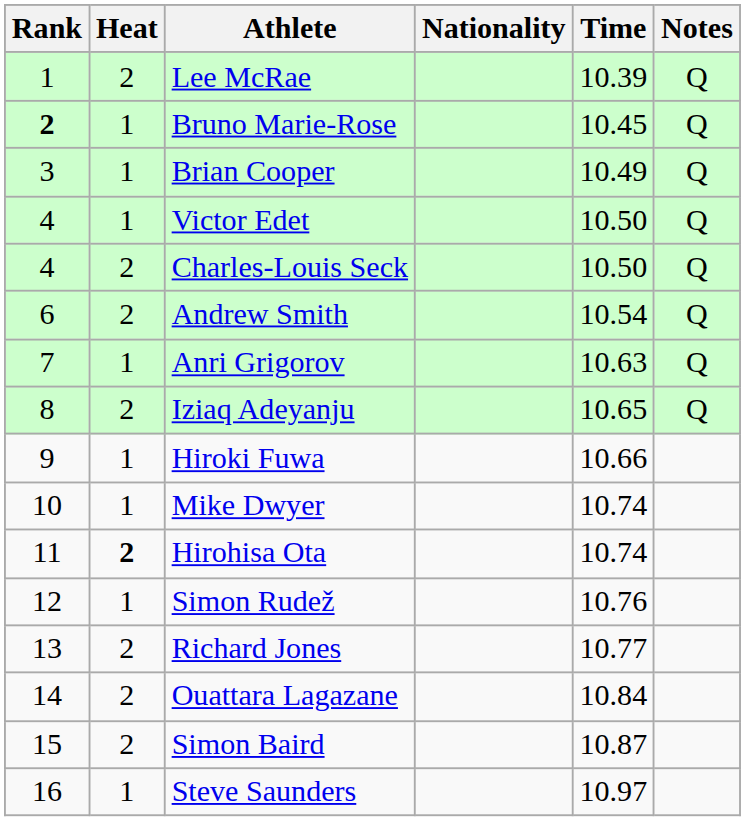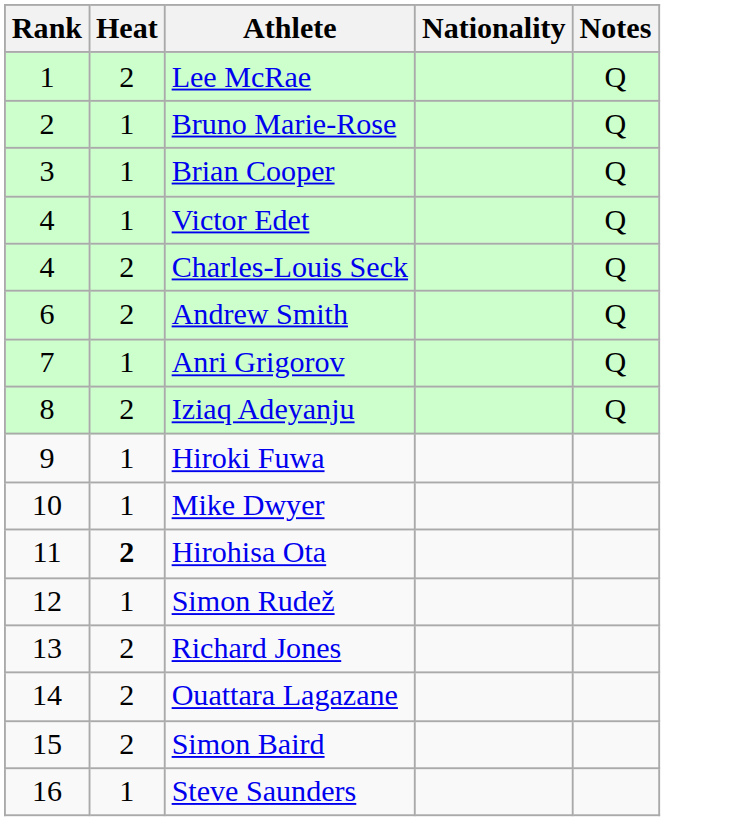- column: (613, 28)
(47, 123) bold -> (47, 123) normal
